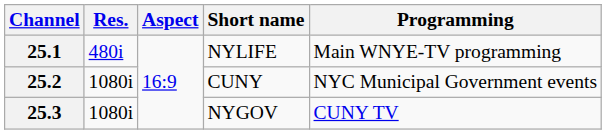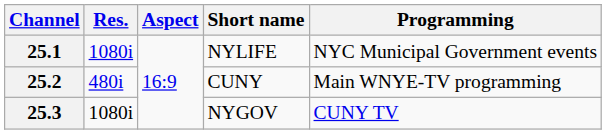(106, 50) 480i -> (111, 50) 1080i
(437, 50) Main WNYE-TV programming -> (455, 50) NYC Municipal Government events
(111, 81) 1080i -> (106, 81) 480i
(455, 81) NYC Municipal Government events -> (437, 81) Main WNYE-TV programming
